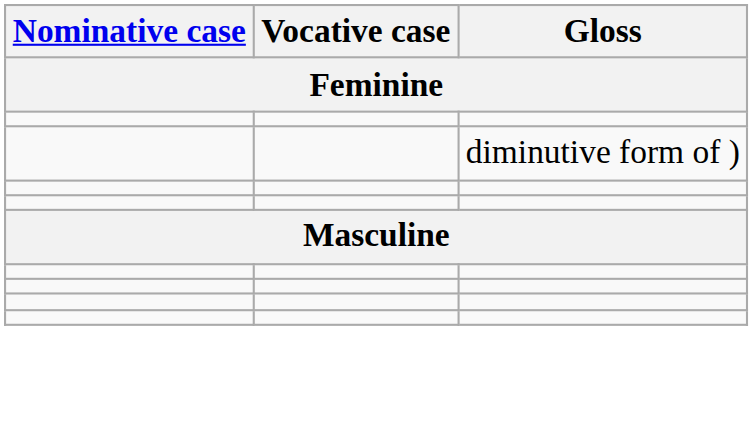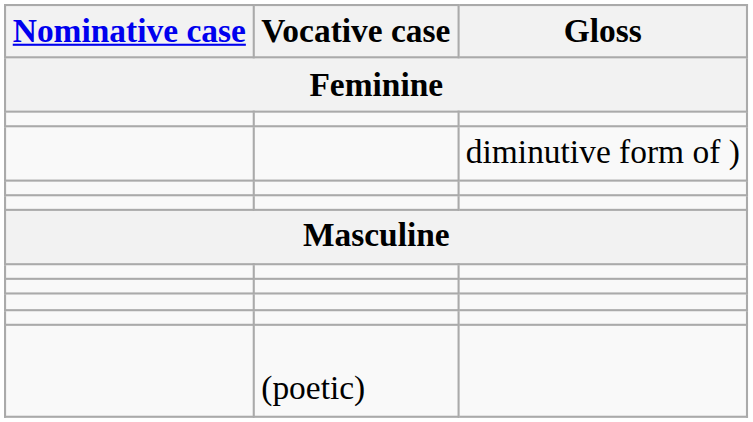+ row: (313, 388)
